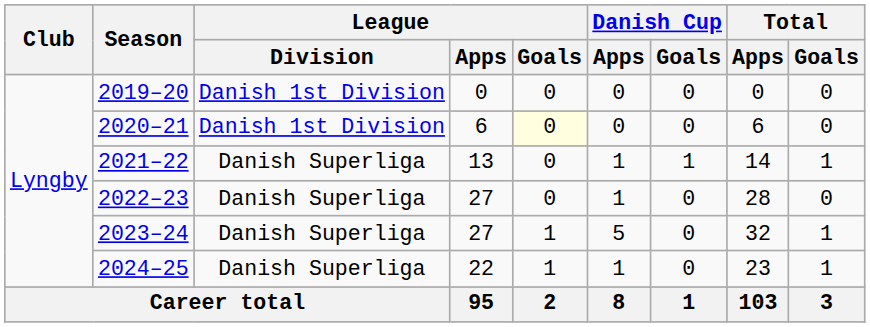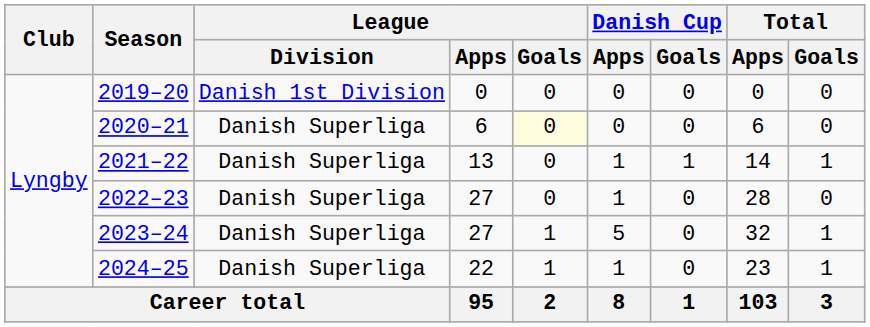(322, 128) Danish 1st Division -> (322, 128) Danish Superliga
